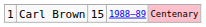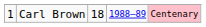(97, 13) 15 -> (97, 13) 18
